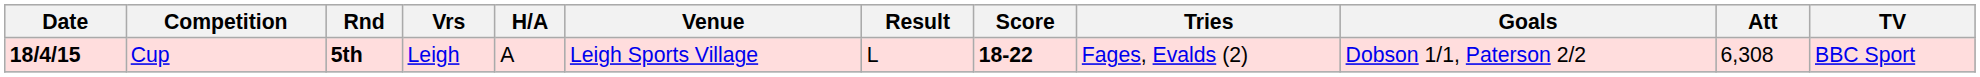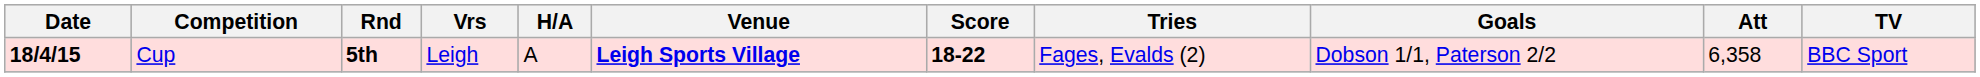- column: (918, 21)
(664, 55) normal -> (698, 55) bold
(1747, 55) 6,308 -> (1735, 55) 6,358
